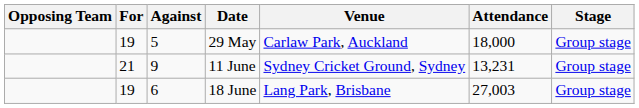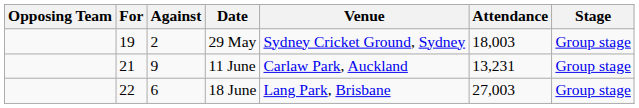(154, 41) 5 -> (154, 41) 2
(336, 41) Carlaw Park, Auckland -> (364, 41) Sydney Cricket Ground, Sydney
(494, 41) 18,000 -> (494, 41) 18,003
(364, 66) Sydney Cricket Ground, Sydney -> (336, 66) Carlaw Park, Auckland
(127, 90) 19 -> (127, 90) 22
